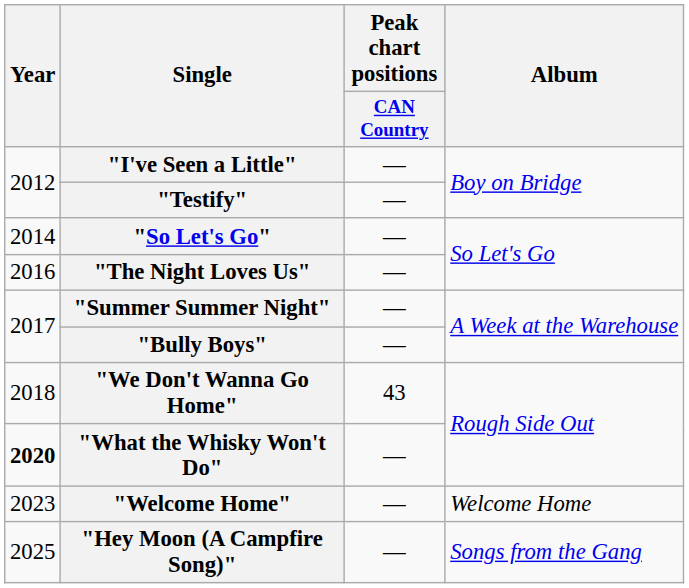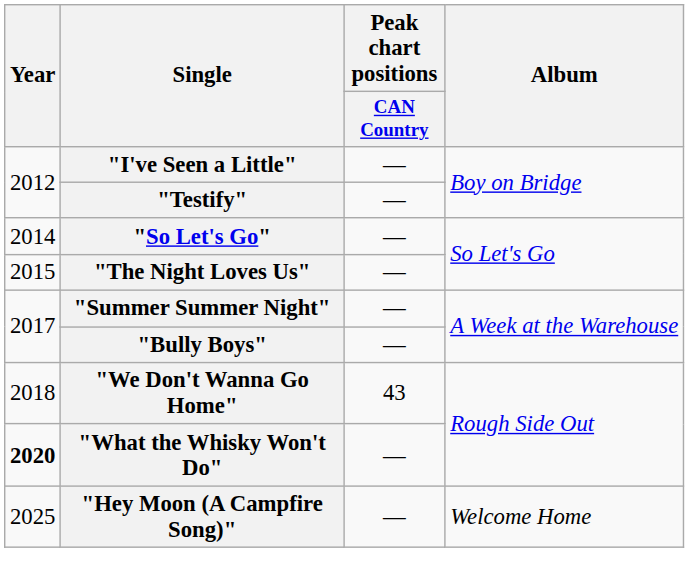(33, 272) 2016 -> (33, 272) 2015
- row: (202, 503)
(546, 552) Songs from the Gang -> (521, 516) Welcome Home
